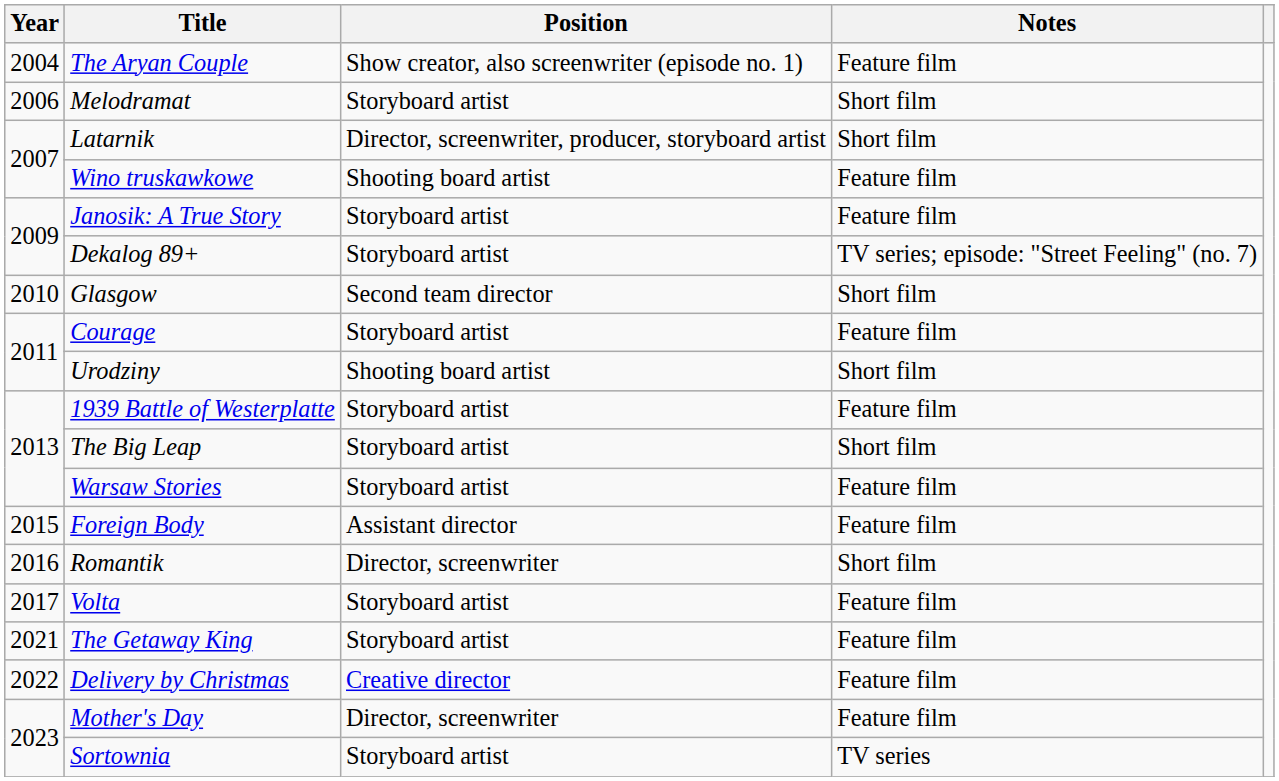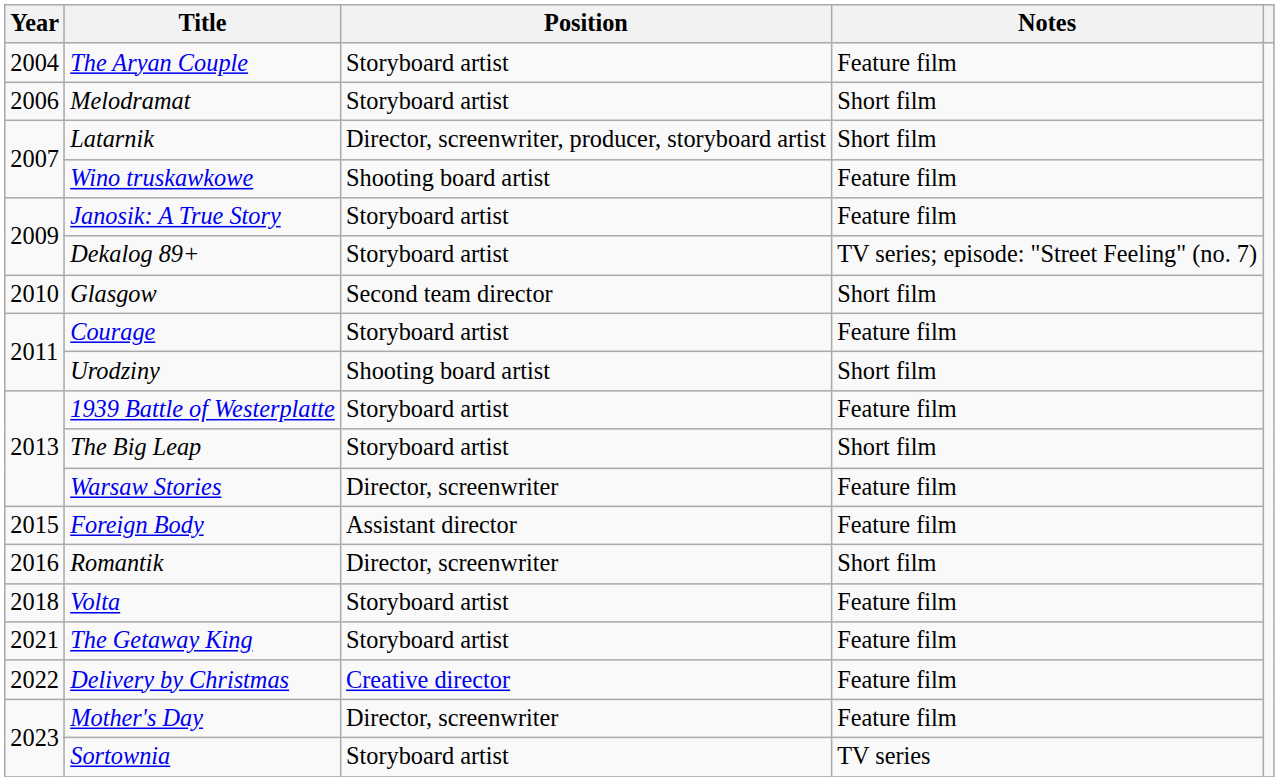(574, 62) Show creator, also screenwriter (episode no. 1) -> (427, 62) Storyboard artist
(427, 486) Storyboard artist -> (452, 486) Director, screenwriter
(35, 602) 2017 -> (35, 602) 2018
